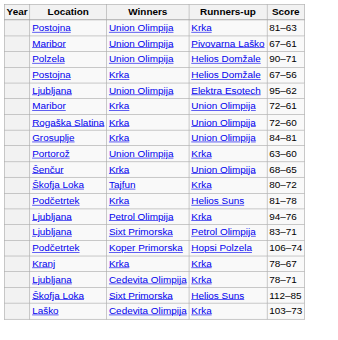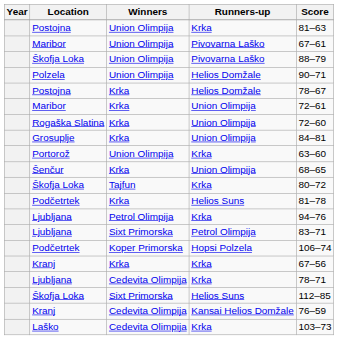+ row: (58, 59)
(283, 75) 67–56 -> (312, 91) 78–67
- row: (52, 91)
(283, 264) 78–67 -> (312, 264) 67–56
+ row: (44, 311)
